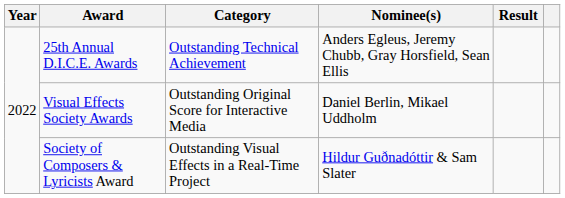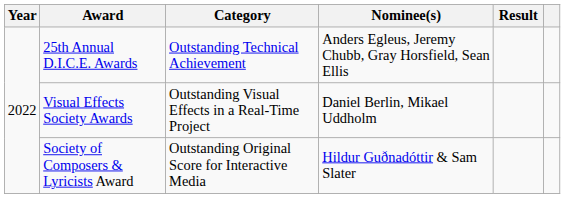(230, 110) Outstanding Original Score for Interactive Media -> (234, 110) Outstanding Visual Effects in a Real-Time Project
(234, 165) Outstanding Visual Effects in a Real-Time Project -> (230, 165) Outstanding Original Score for Interactive Media
